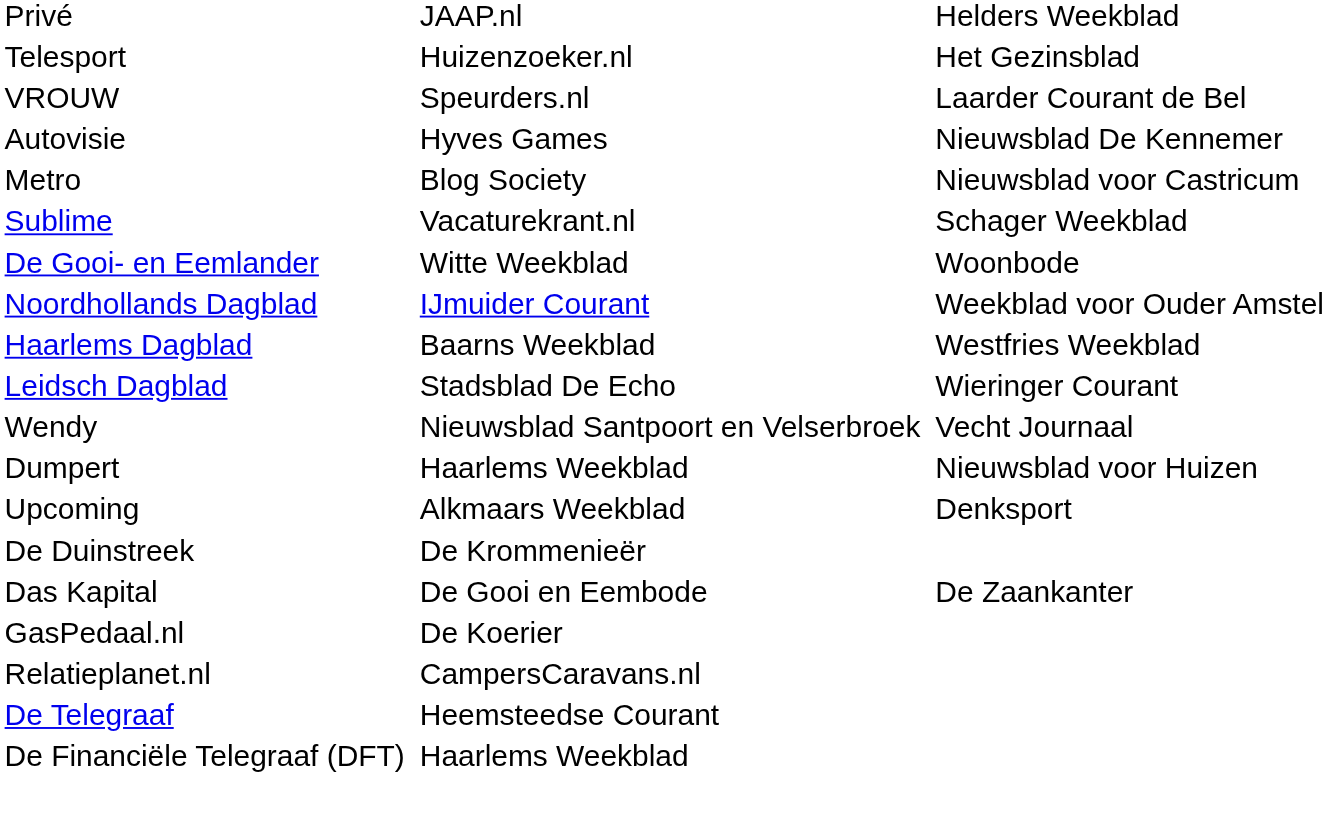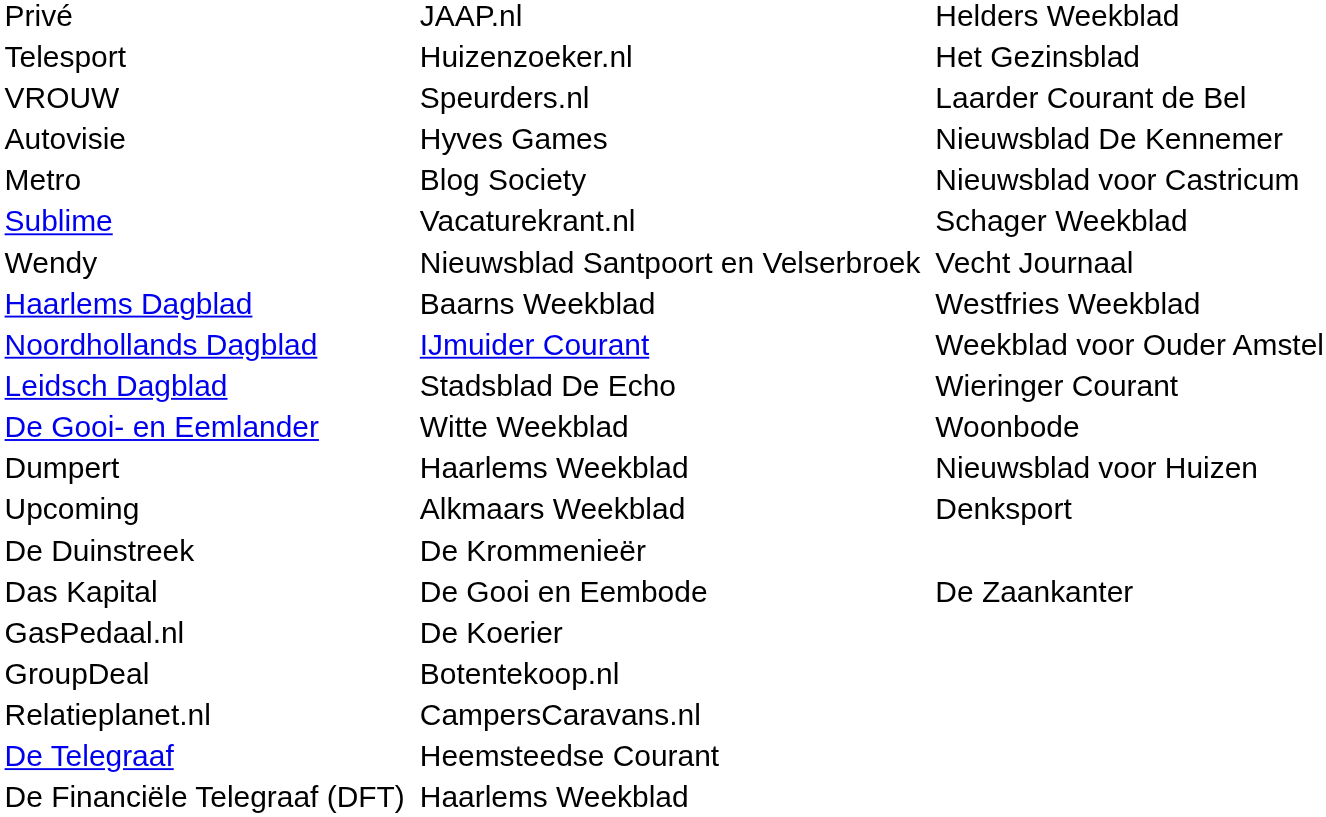rows swapped: (51, 427) <-> (162, 262)
rows swapped: (161, 303) <-> (129, 345)
+ row: (77, 674)
